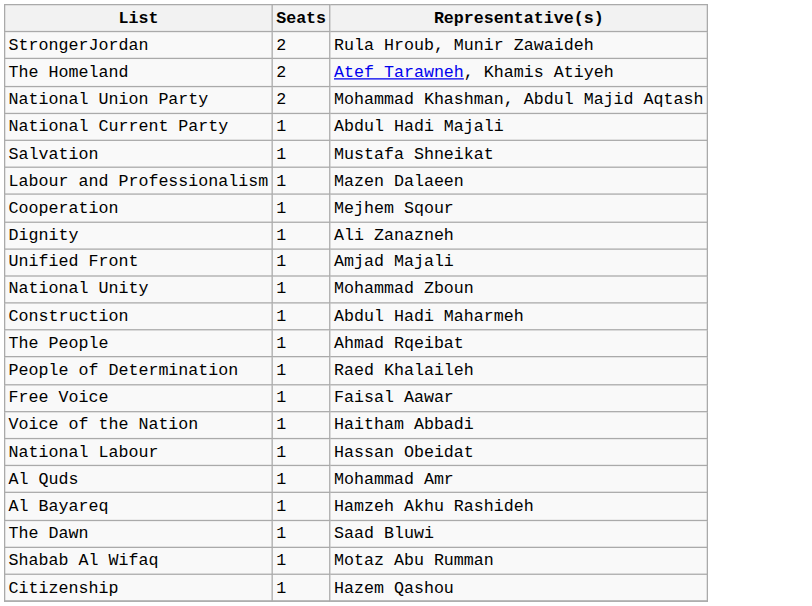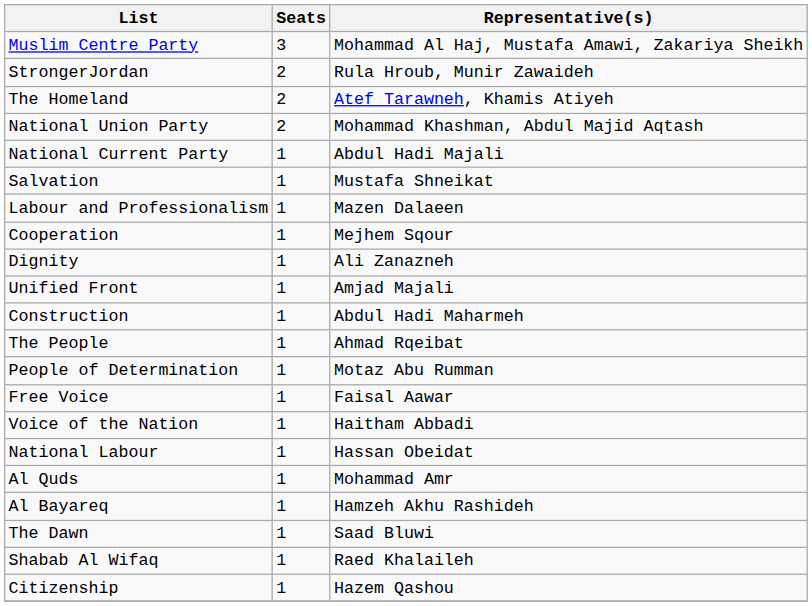+ row: (103, 45)
- row: (78, 289)
(404, 371) Raed Khalaileh -> (414, 371) Motaz Abu Rumman
(414, 561) Motaz Abu Rumman -> (404, 561) Raed Khalaileh
